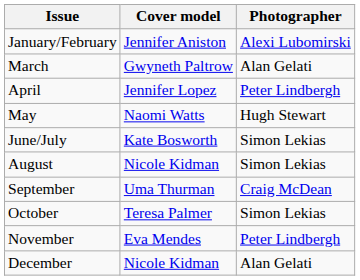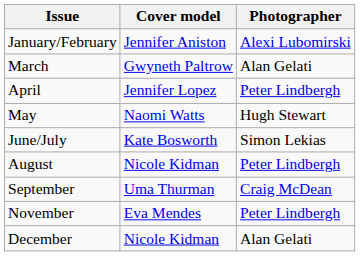(283, 164) Simon Lekias -> (290, 164) Peter Lindbergh
- row: (33, 213)
